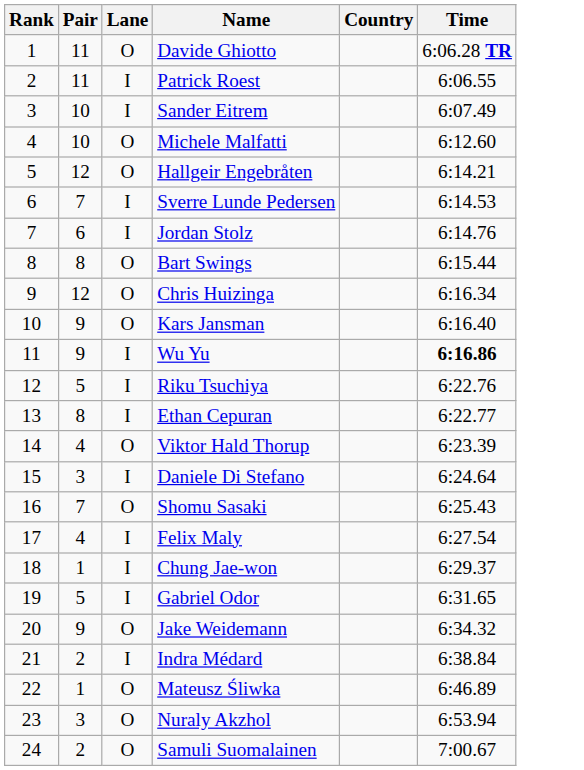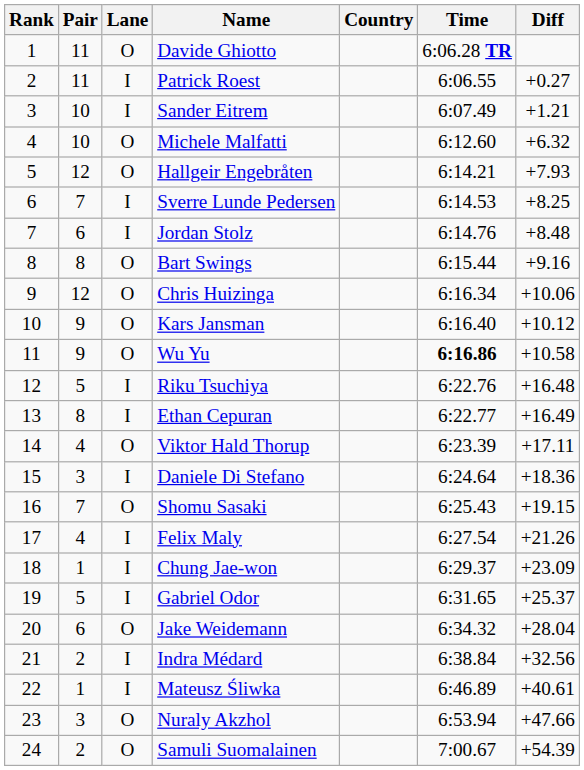+ column: (548, 19)
(128, 354) I -> (128, 354) O
(80, 628) 9 -> (80, 628) 6
(128, 689) O -> (128, 689) I
